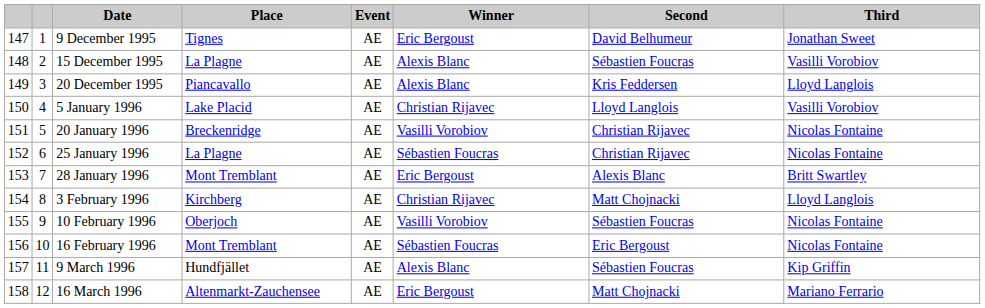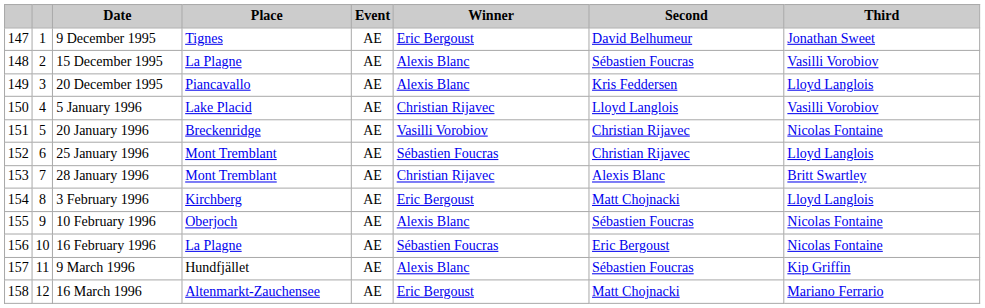(213, 153) La Plagne -> (231, 153) Mont Tremblant
(835, 153) Nicolas Fontaine -> (830, 153) Lloyd Langlois
(435, 176) Eric Bergoust -> (446, 176) Christian Rijavec
(446, 199) Christian Rijavec -> (435, 199) Eric Bergoust
(442, 222) Vasilli Vorobiov -> (433, 222) Alexis Blanc
(231, 245) Mont Tremblant -> (213, 245) La Plagne
